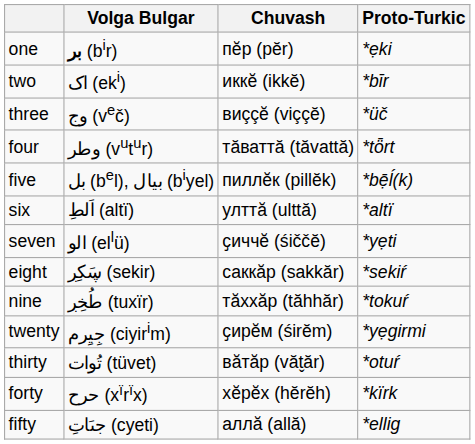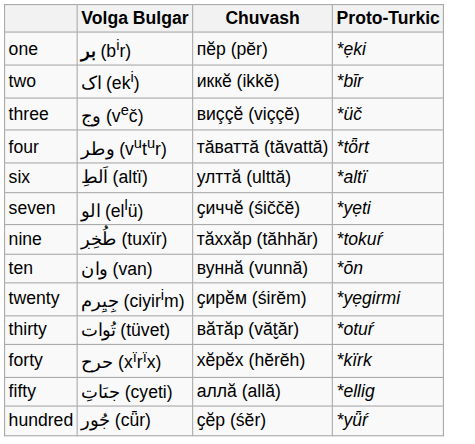- row: (22, 179)
- row: (28, 271)
+ row: (21, 268)
+ row: (41, 420)
